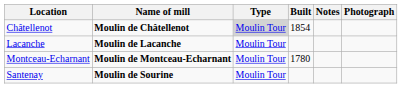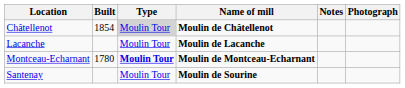columns swapped: (163, 12) <-> (301, 12)
(261, 59) normal -> (147, 59) bold
